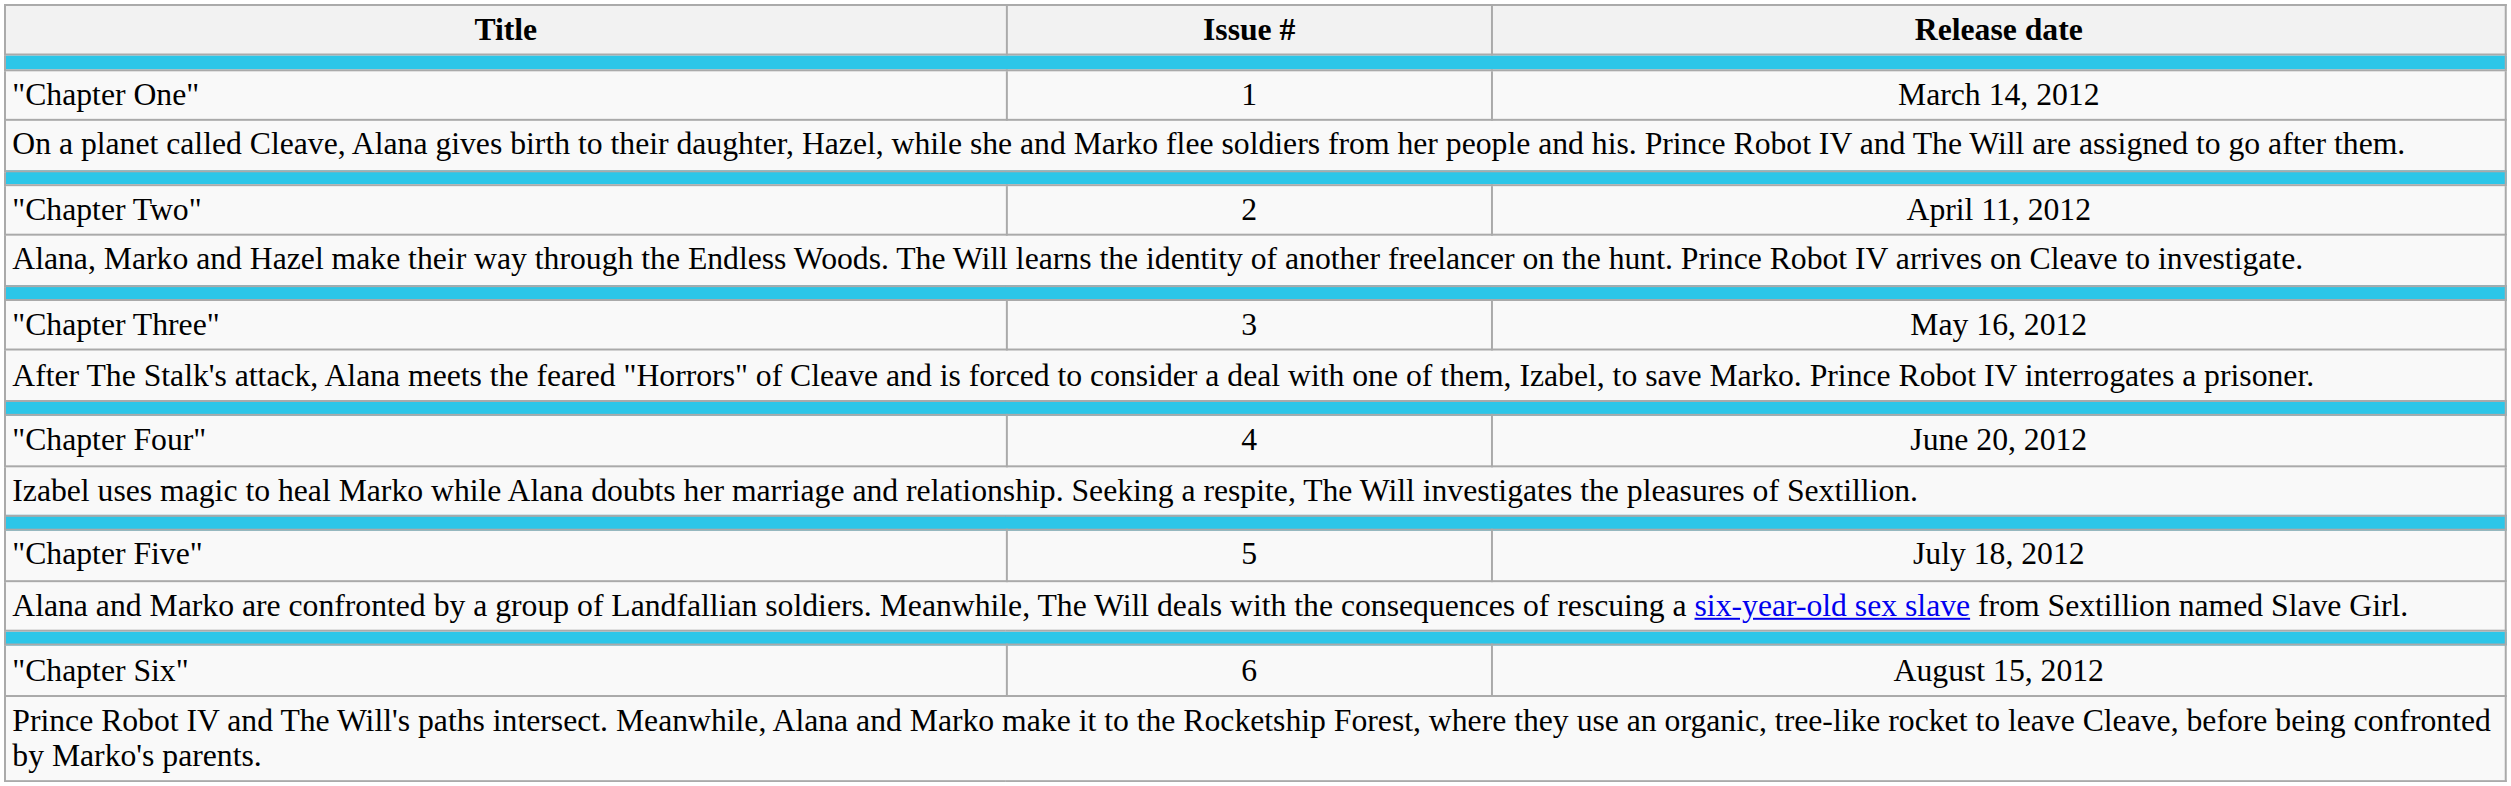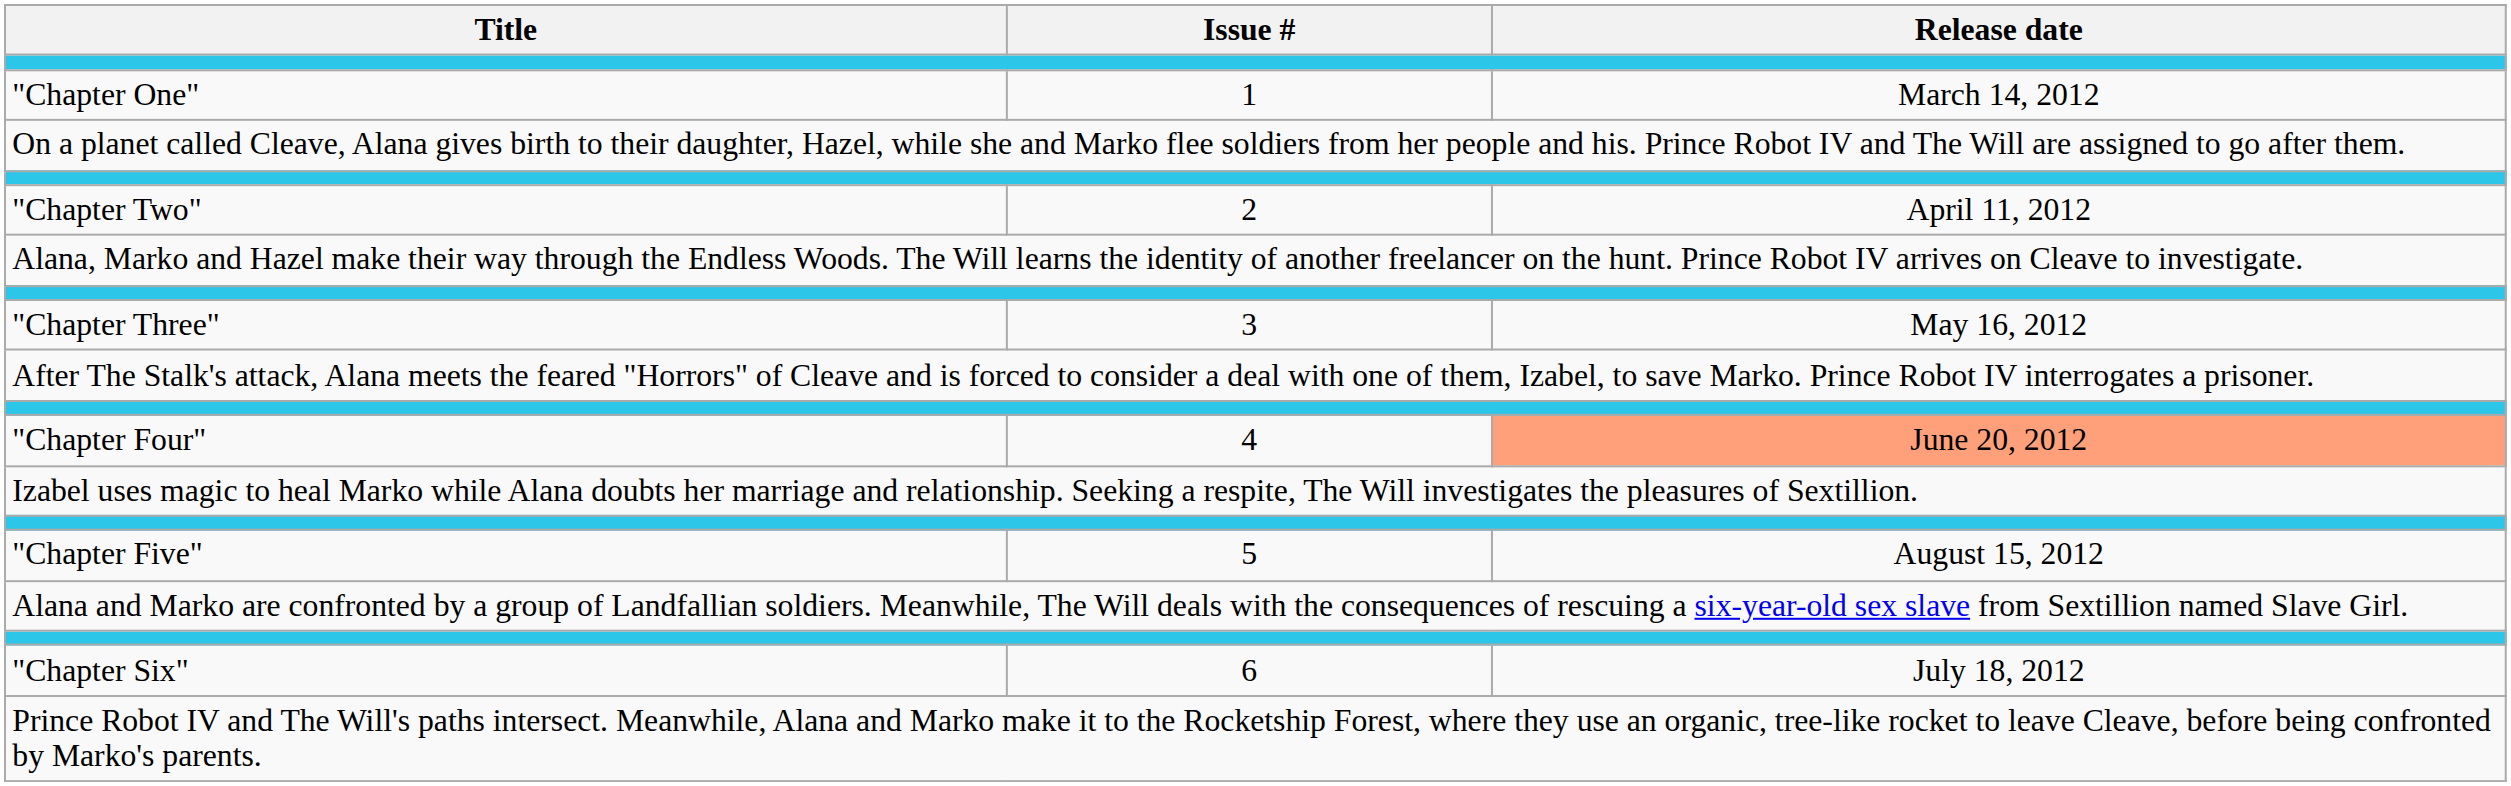(1999, 439) no background -> (1999, 439) lightsalmon background
(1999, 554) July 18, 2012 -> (1999, 554) August 15, 2012
(1999, 669) August 15, 2012 -> (1999, 669) July 18, 2012
